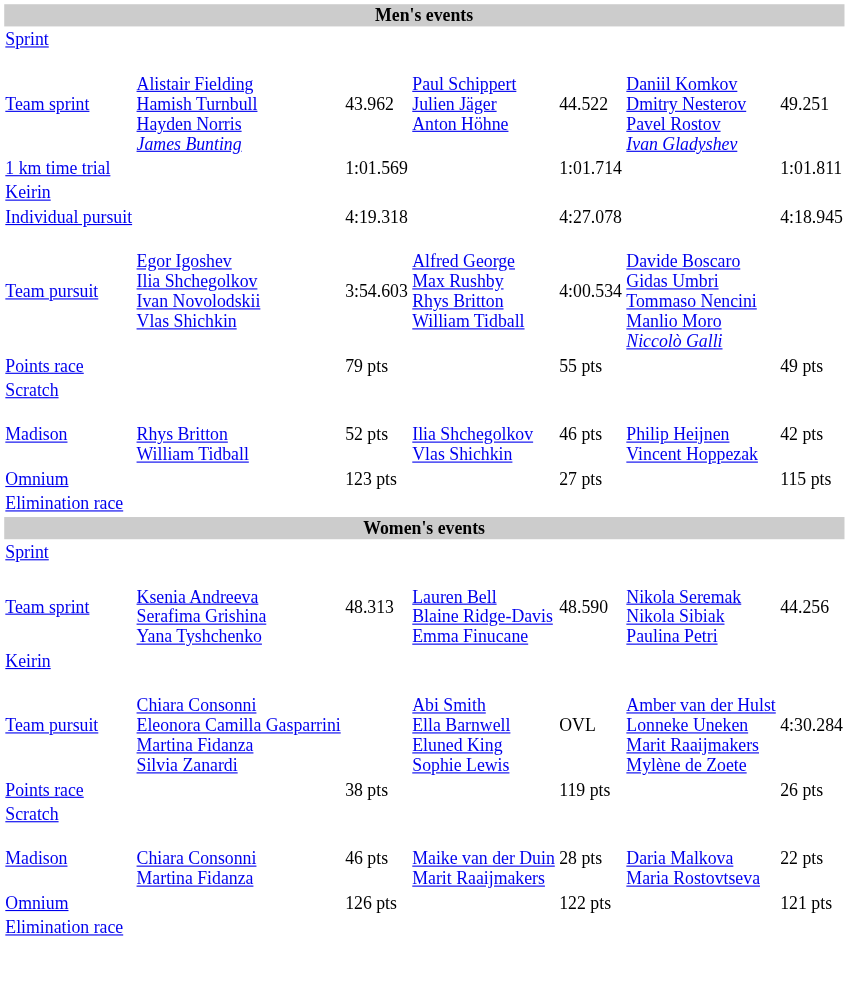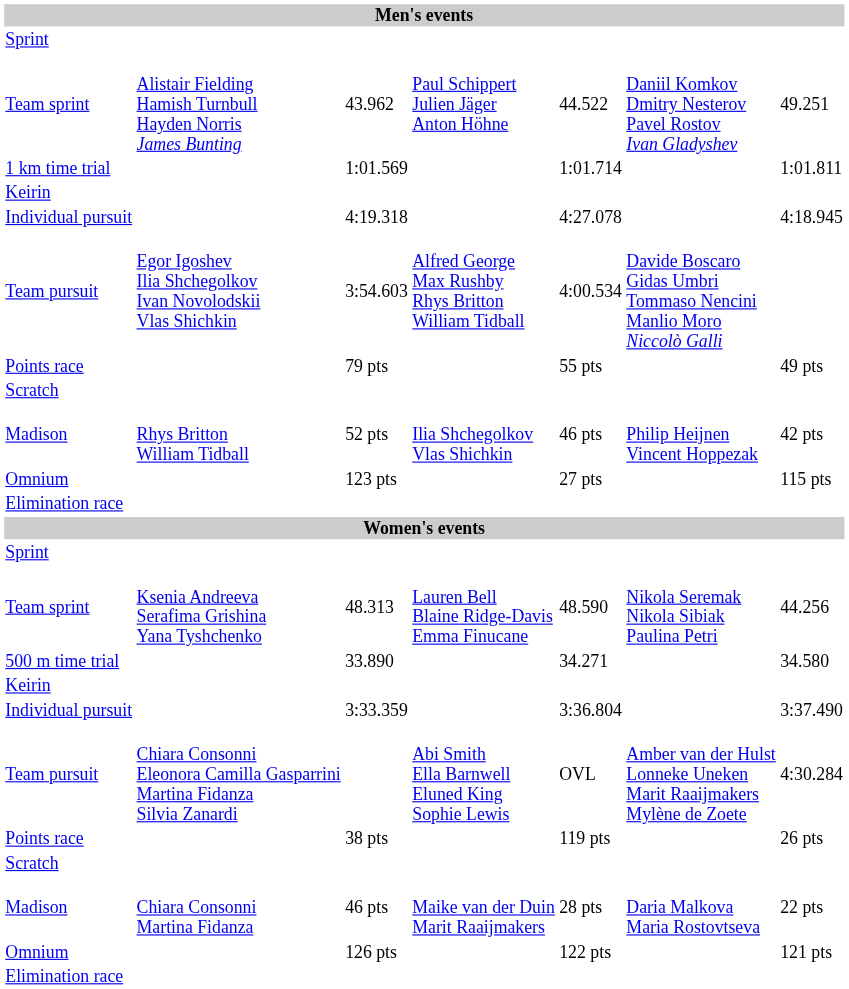+ row: (62, 661)
+ row: (69, 710)
